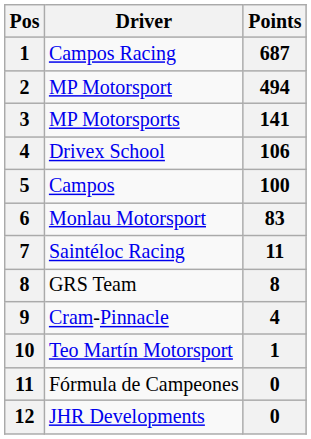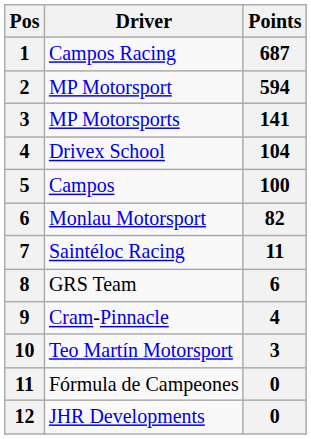(275, 86) 494 -> (275, 86) 594
(275, 152) 106 -> (275, 152) 104
(275, 218) 83 -> (275, 218) 82
(275, 284) 8 -> (275, 284) 6
(275, 350) 1 -> (275, 350) 3
